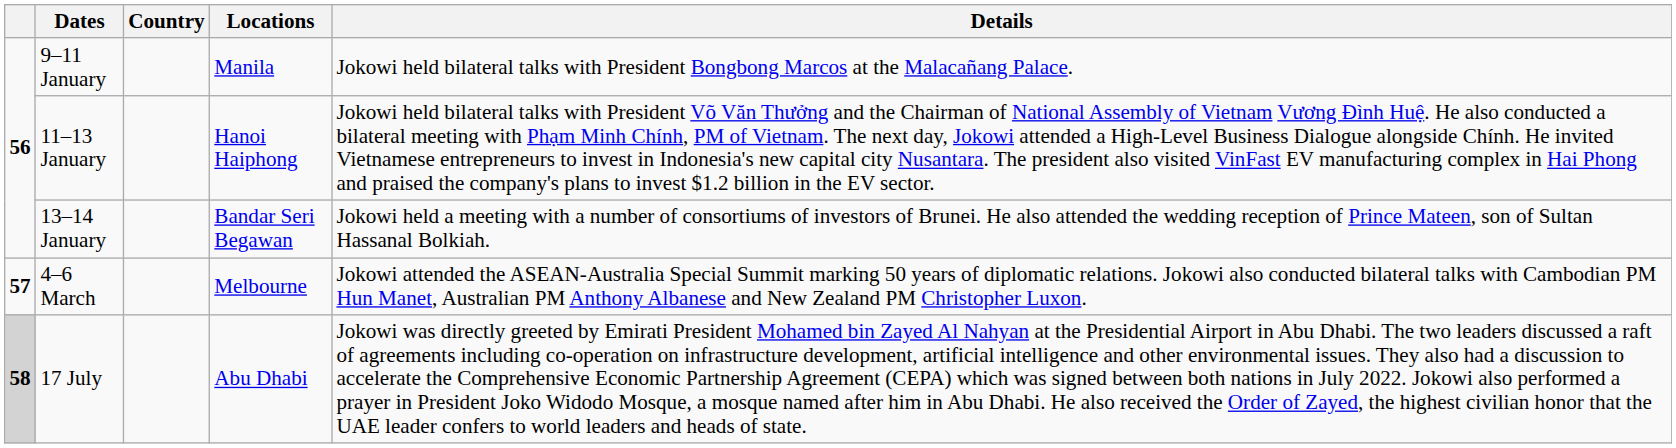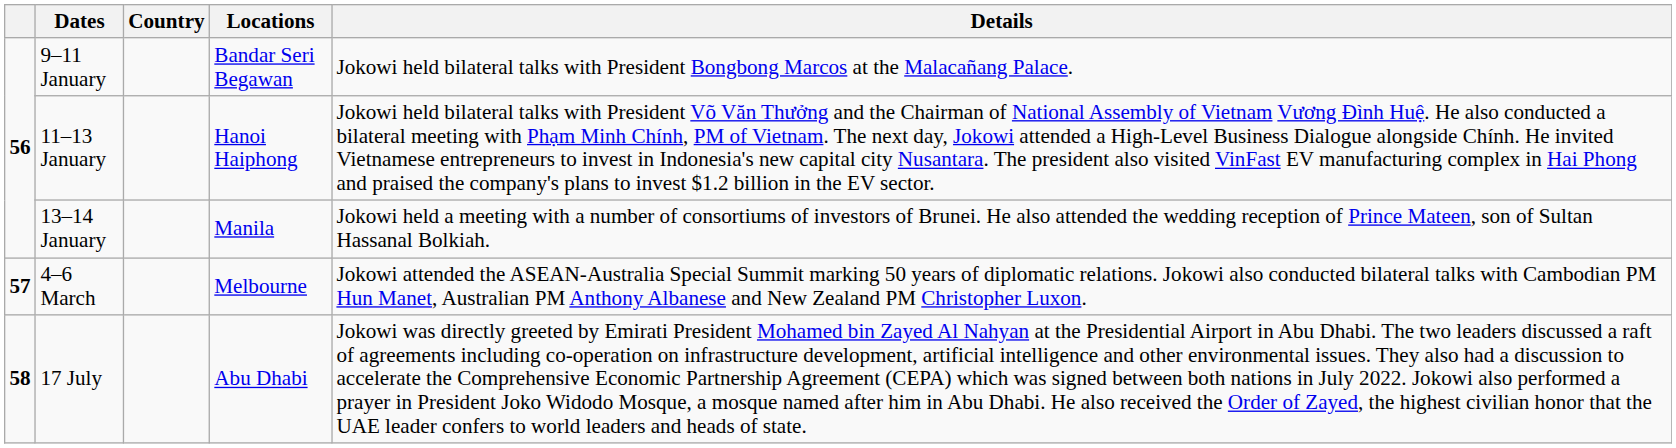(244, 66) Manila -> (264, 66) Bandar Seri Begawan
(264, 228) Bandar Seri Begawan -> (244, 228) Manila
(20, 378) lightgrey background -> (20, 378) no background
